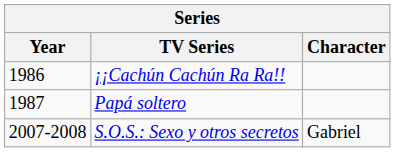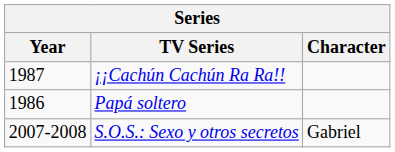(27, 75) 1986 -> (27, 75) 1987
(27, 103) 1987 -> (27, 103) 1986
